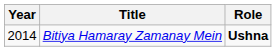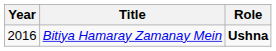(22, 35) 2014 -> (22, 35) 2016
